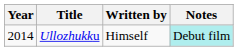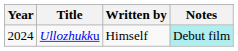(21, 35) 2014 -> (21, 35) 2024
